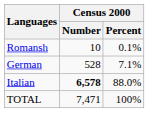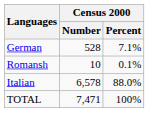rows swapped: (24, 64) <-> (27, 47)
(88, 82) bold -> (88, 82) normal
